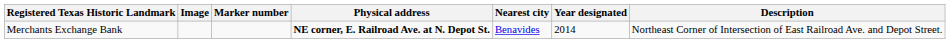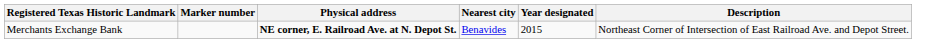- column: (195, 13)
(565, 30) 2014 -> (531, 30) 2015
